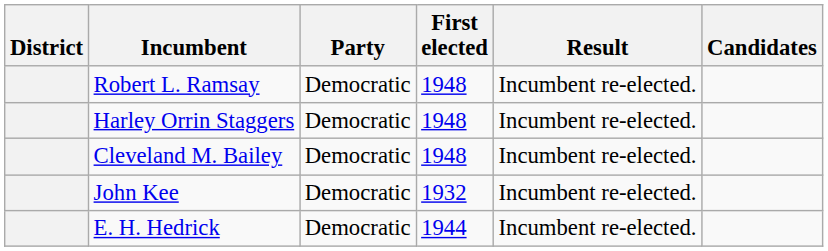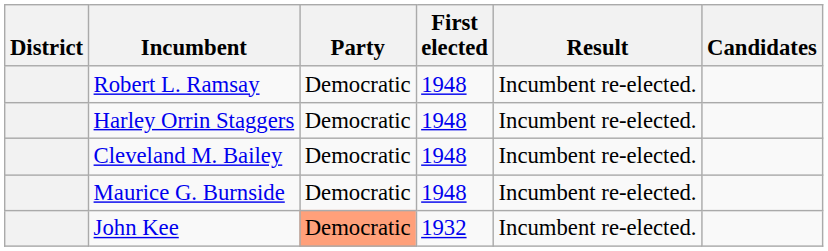+ row: (189, 192)
(358, 192) no background -> (358, 228) lightsalmon background
- row: (157, 228)
